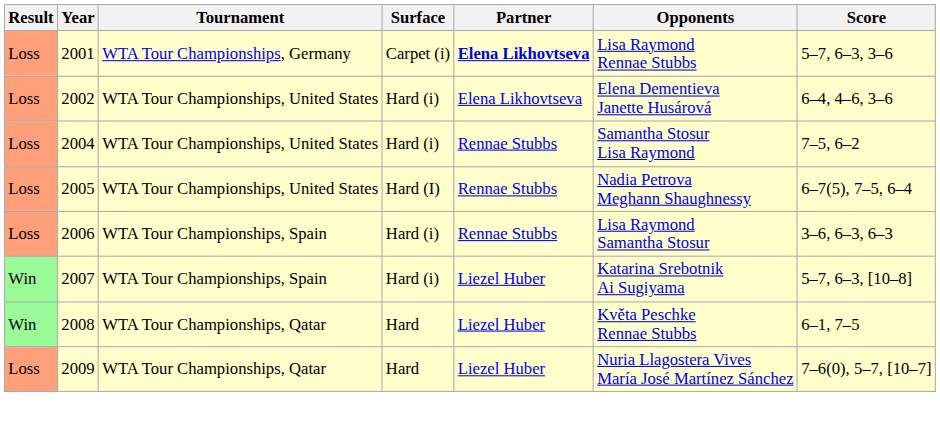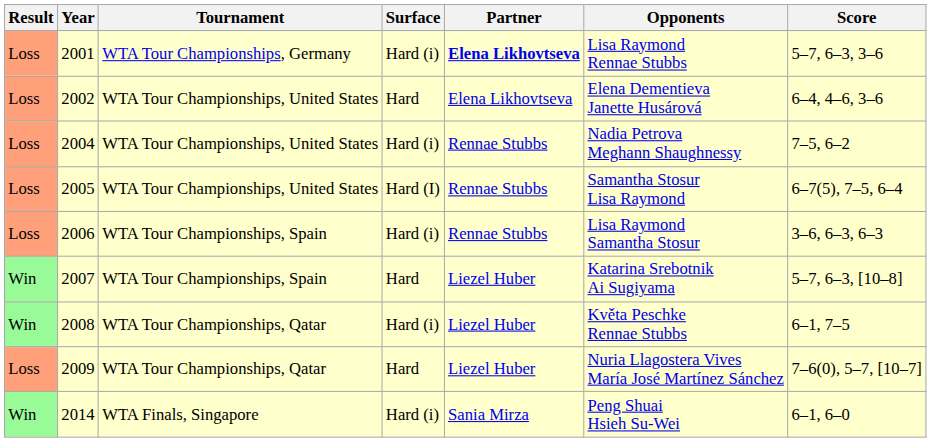(418, 53) Carpet (i) -> (412, 53) Hard (i)
(412, 98) Hard (i) -> (402, 98) Hard
(653, 143) Samantha Stosur Lisa Raymond -> (664, 143) Nadia Petrova Meghann Shaughnessy
(674, 188) Nadia Petrova Meghann Shaughnessy -> (644, 188) Samantha Stosur Lisa Raymond
(412, 278) Hard (i) -> (402, 278) Hard
(402, 324) Hard -> (412, 324) Hard (i)
+ row: (78, 414)
